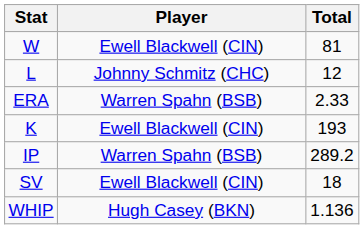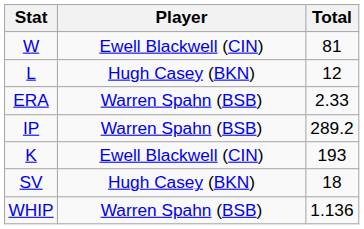(182, 73) Johnny Schmitz (CHC) -> (182, 73) Hugh Casey (BKN)
rows swapped: (31, 127) <-> (31, 155)
(181, 182) Ewell Blackwell (CIN) -> (182, 182) Hugh Casey (BKN)
(182, 210) Hugh Casey (BKN) -> (181, 210) Warren Spahn (BSB)
